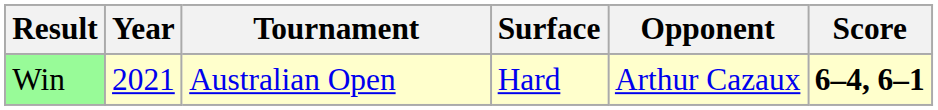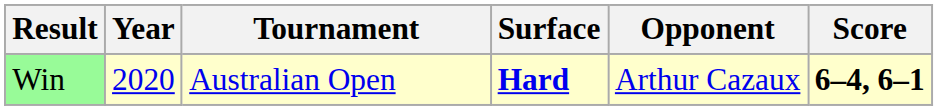(143, 79) 2021 -> (143, 79) 2020
(529, 79) normal -> (533, 79) bold
